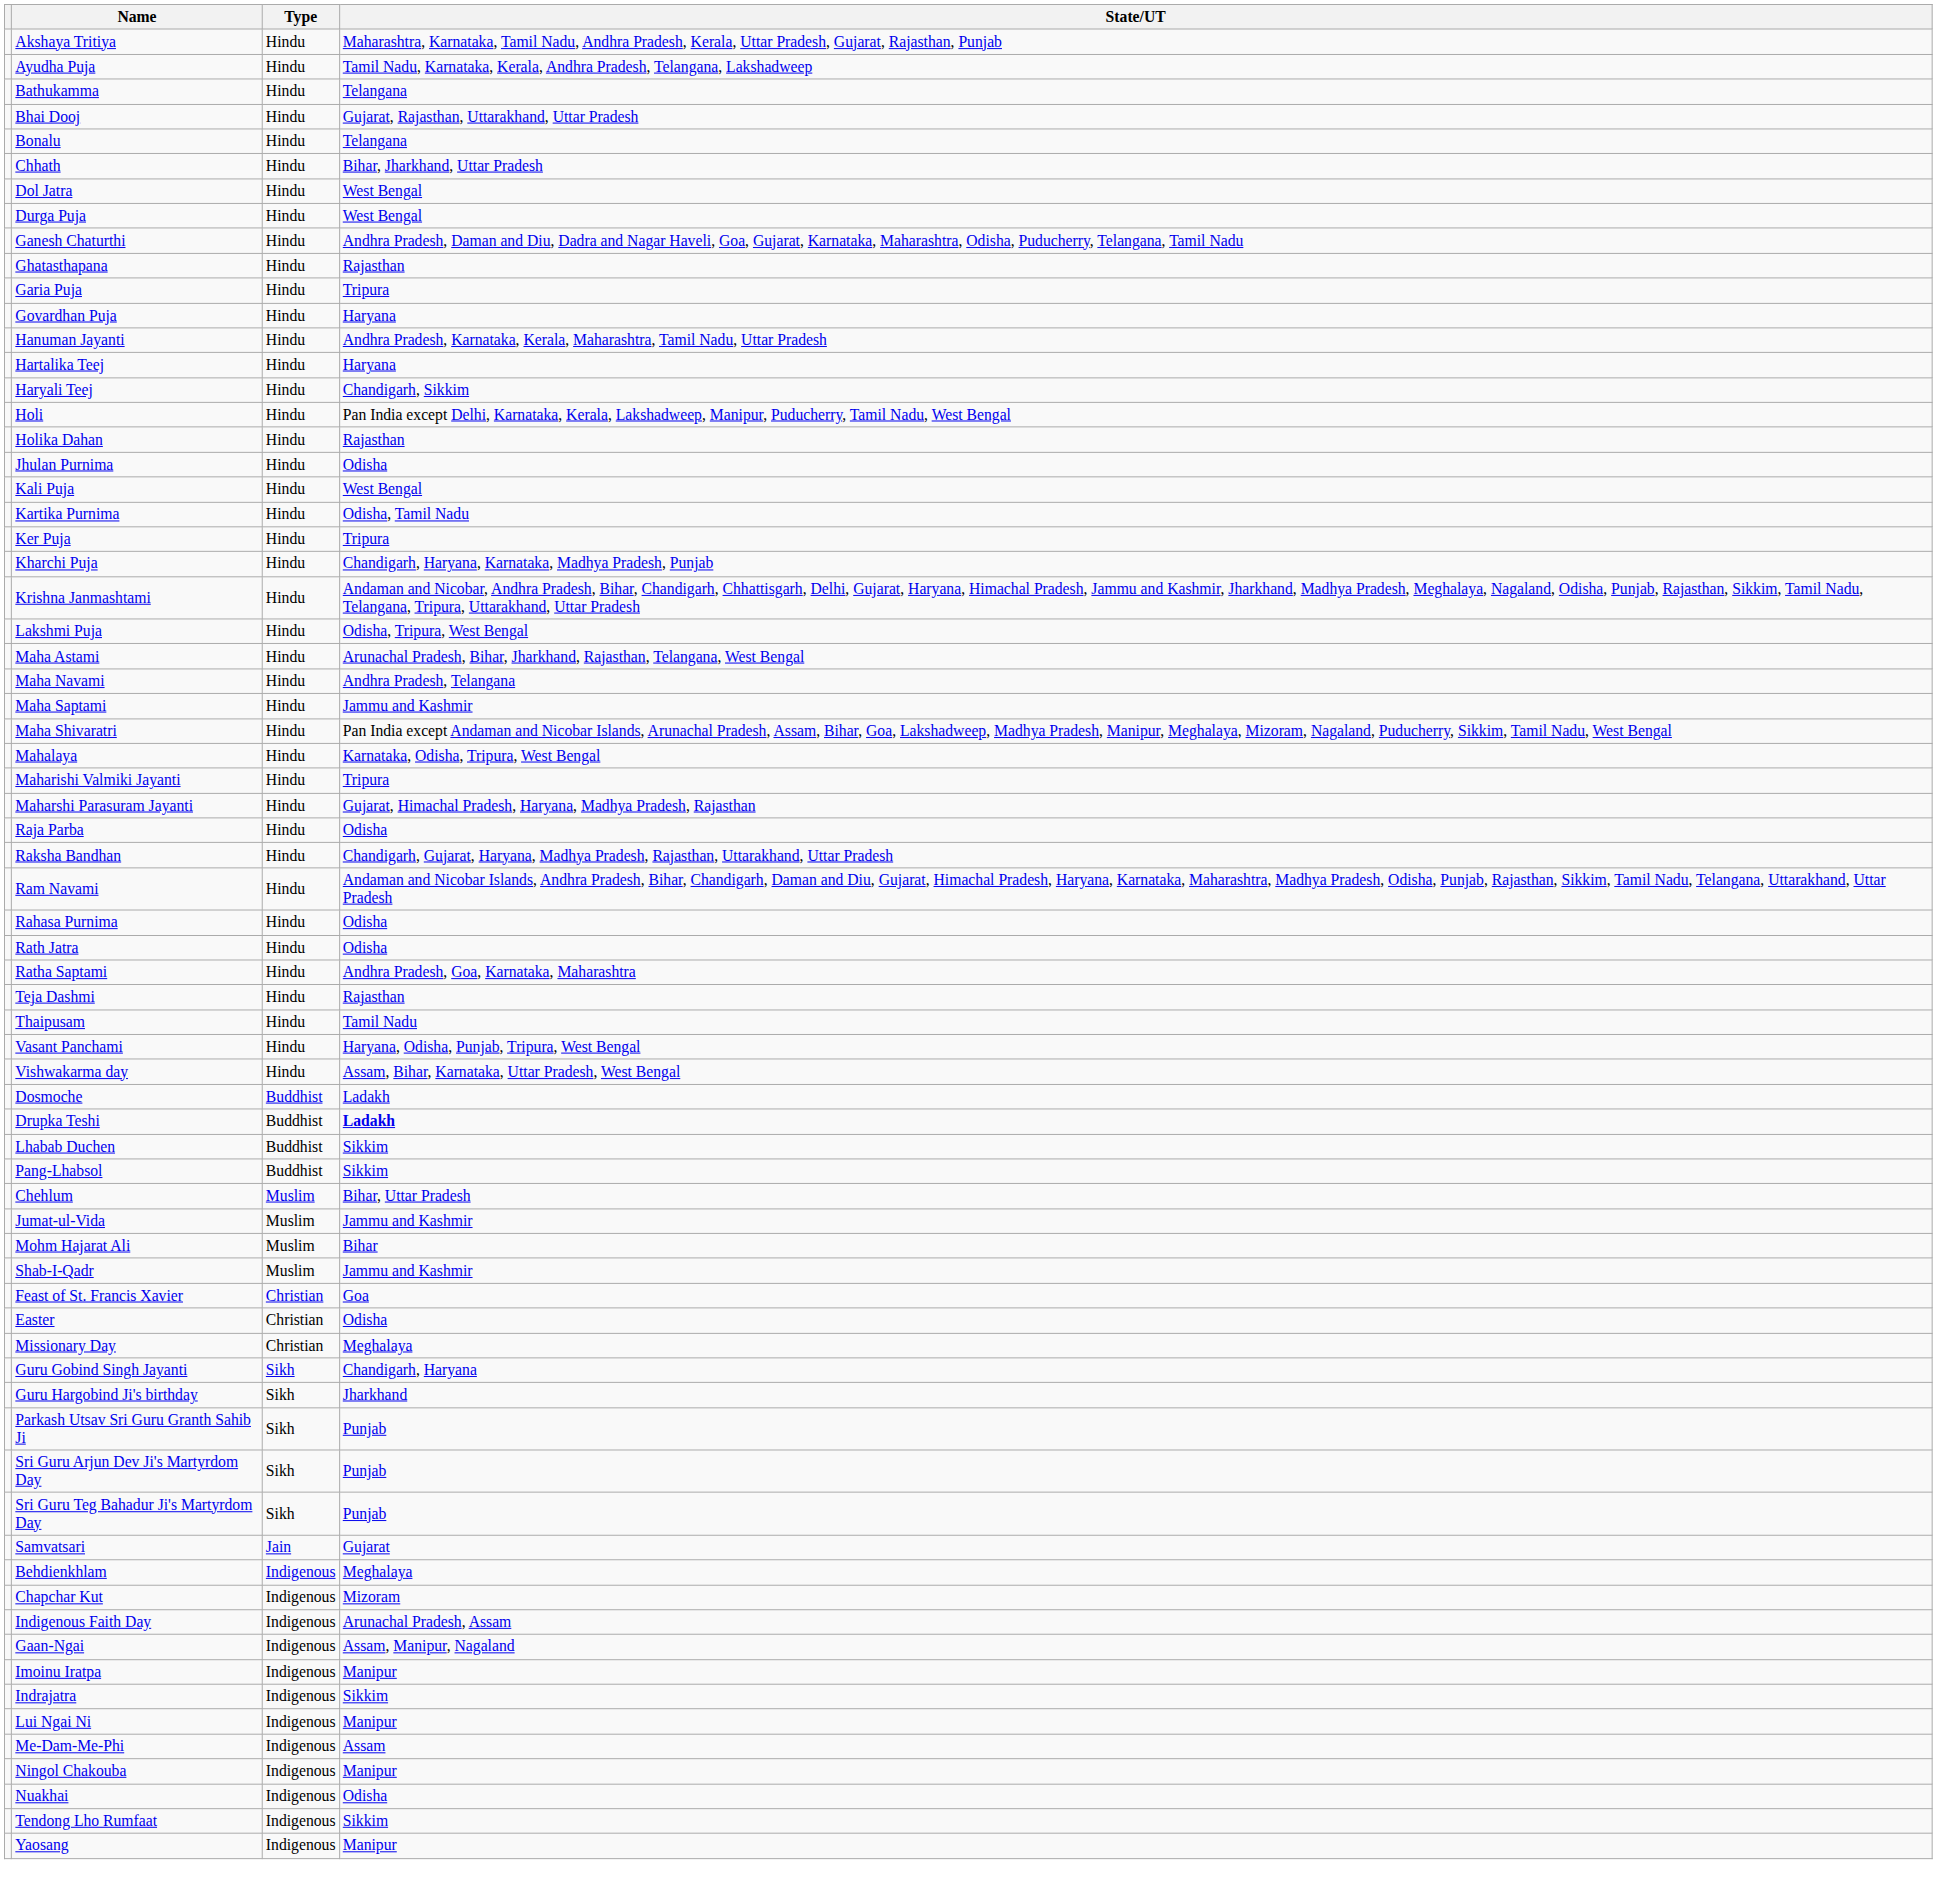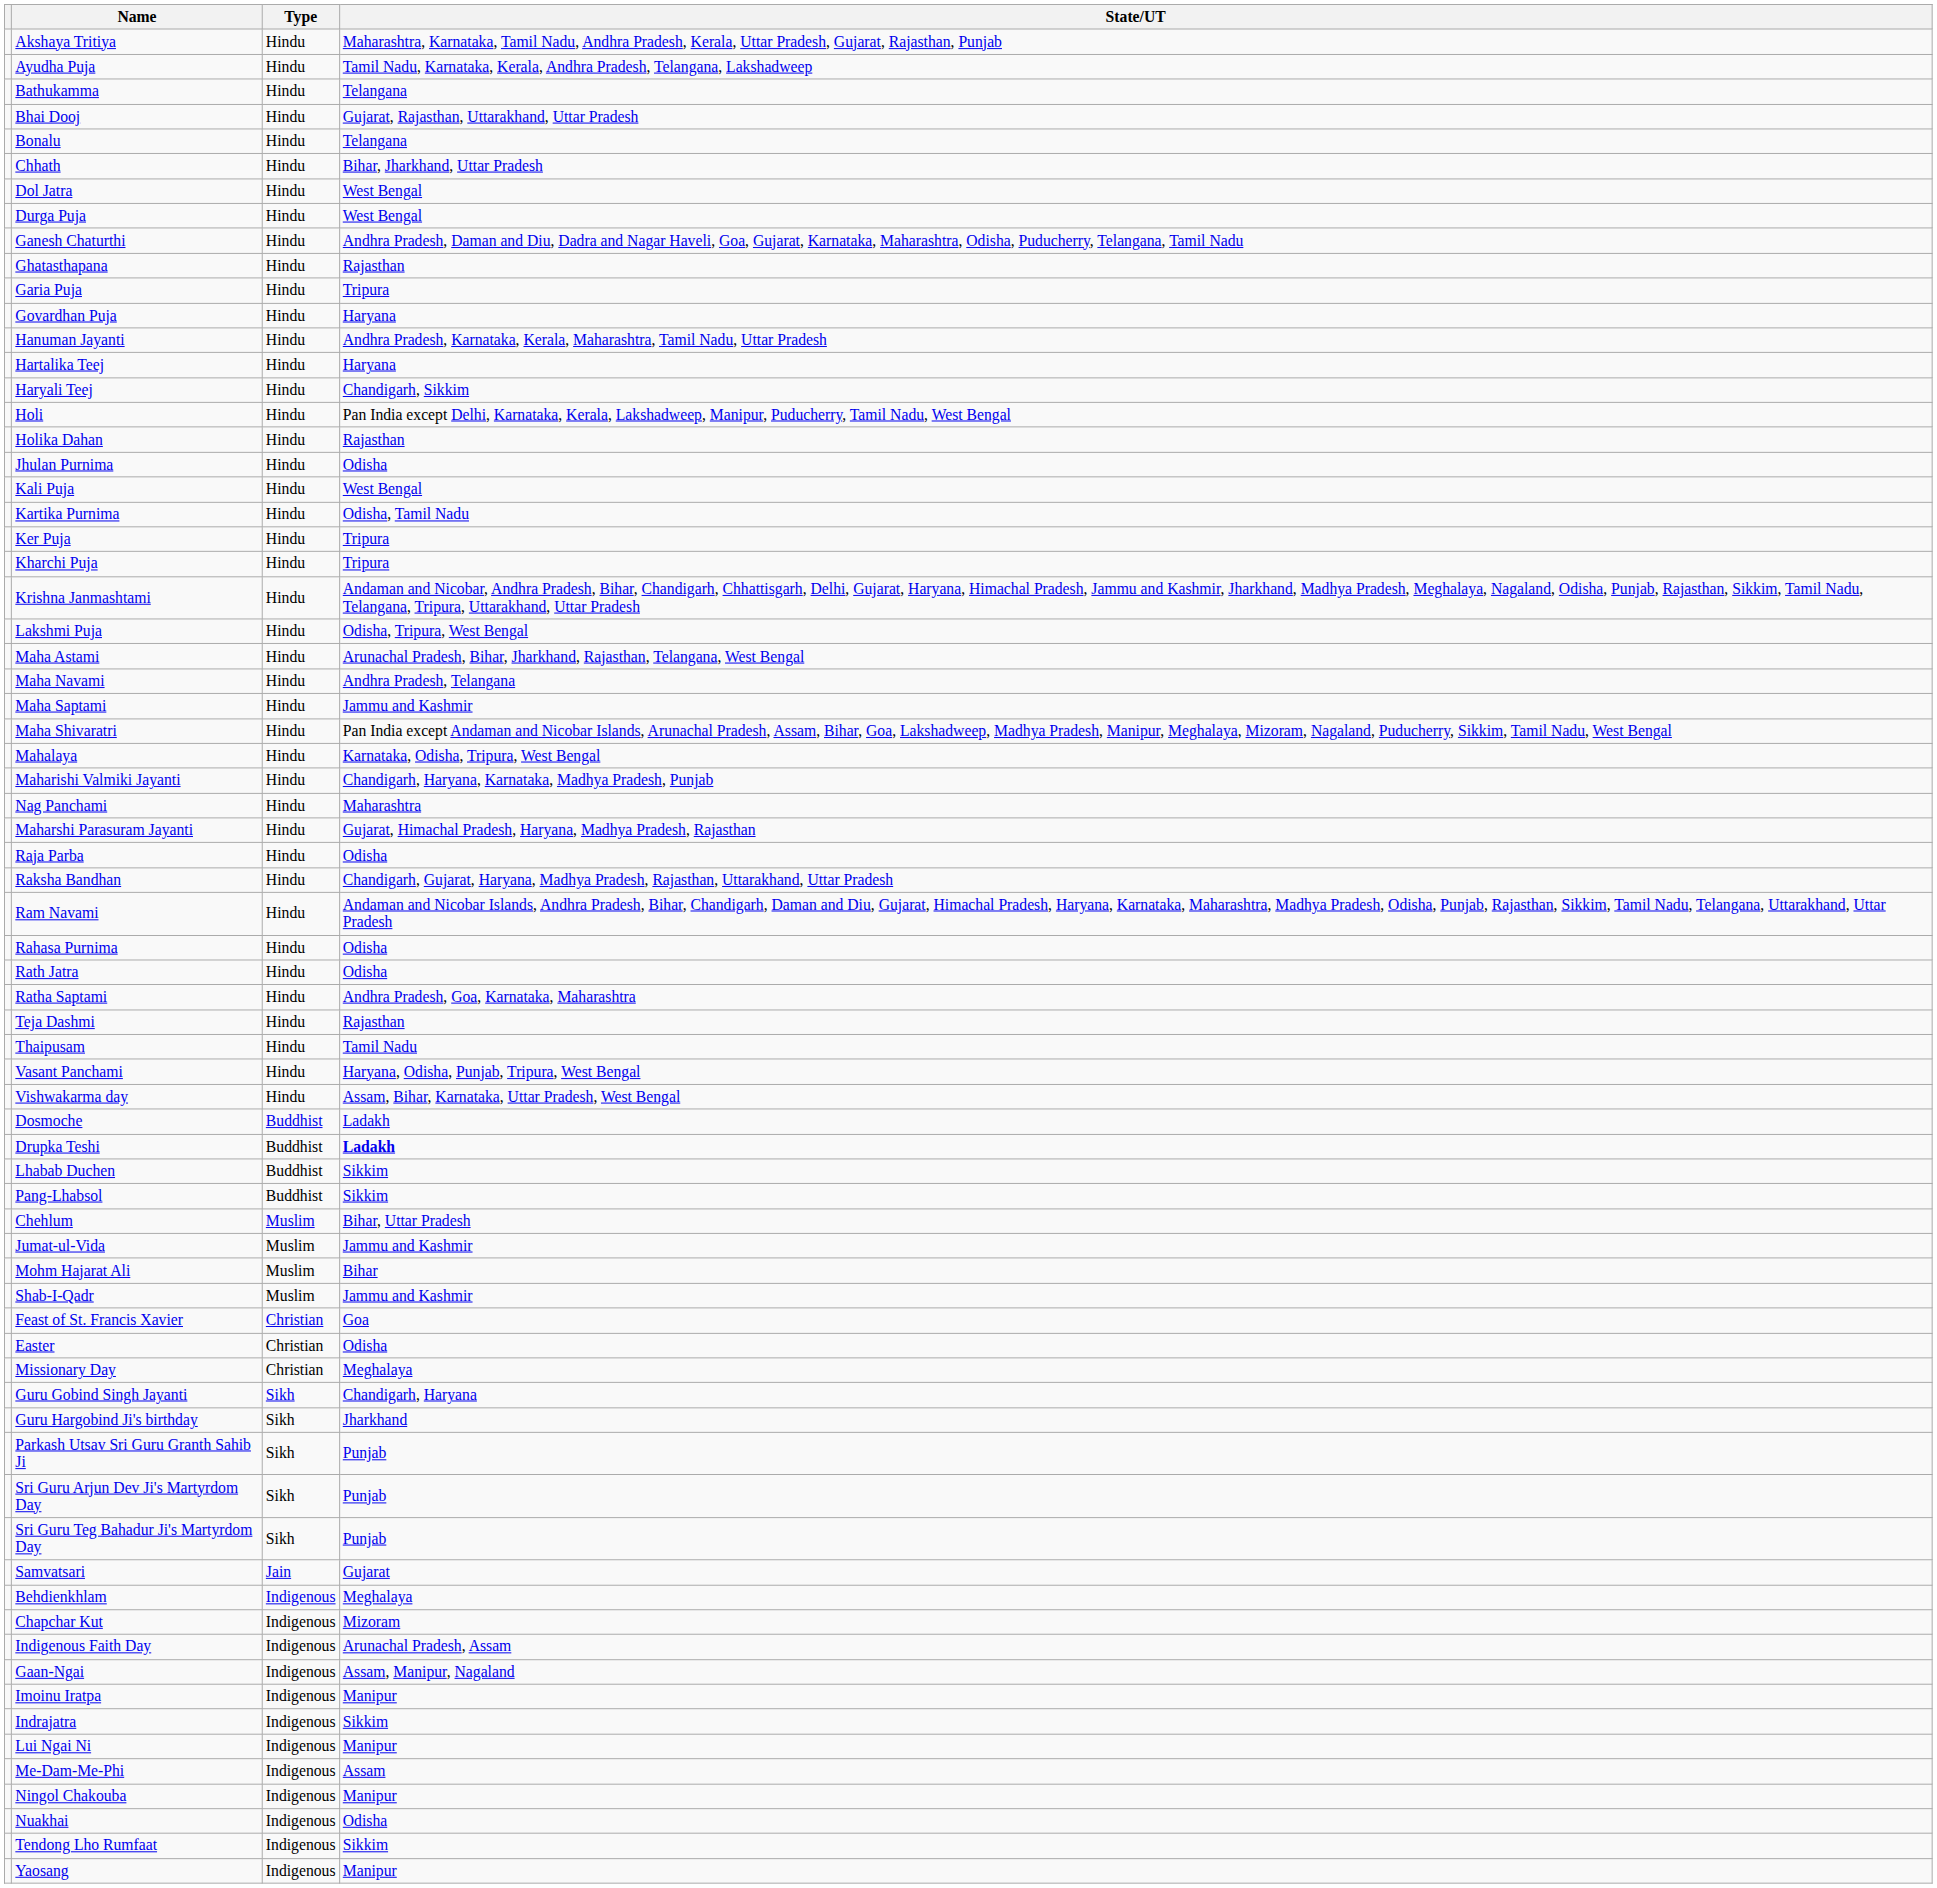(528, 564) Chandigarh, Haryana, Karnataka, Madhya Pradesh, Punjab -> (366, 564) Tripura
(366, 780) Tripura -> (528, 780) Chandigarh, Haryana, Karnataka, Madhya Pradesh, Punjab
+ row: (61, 805)
